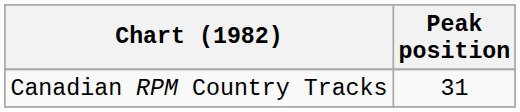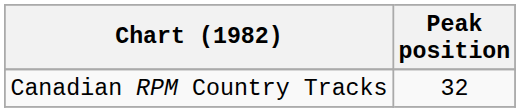(454, 89) 31 -> (454, 89) 32
